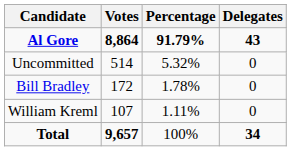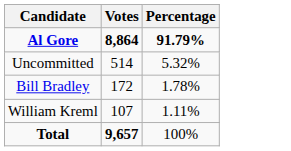- column: (253, 16)
